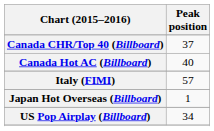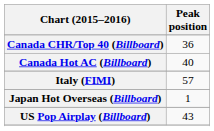(188, 44) 37 -> (188, 44) 36
(188, 116) 34 -> (188, 116) 43
